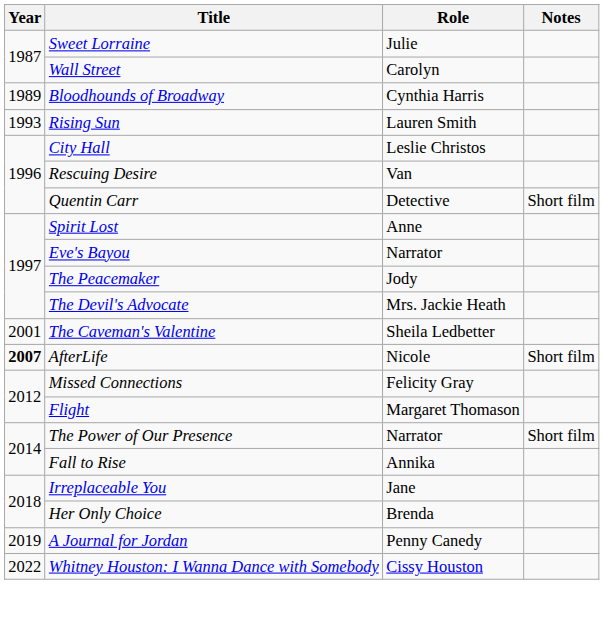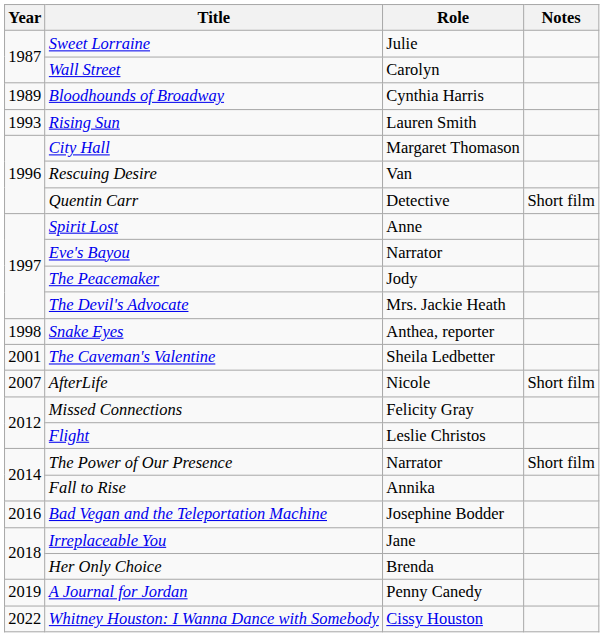(436, 148) Leslie Christos -> (453, 148) Margaret Thomason
+ row: (86, 331)
(25, 357) bold -> (25, 383) normal
(453, 409) Margaret Thomason -> (436, 435) Leslie Christos
+ row: (188, 514)
